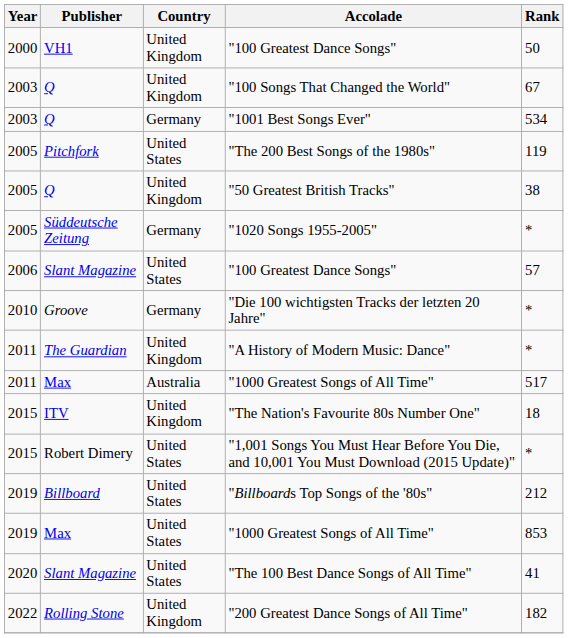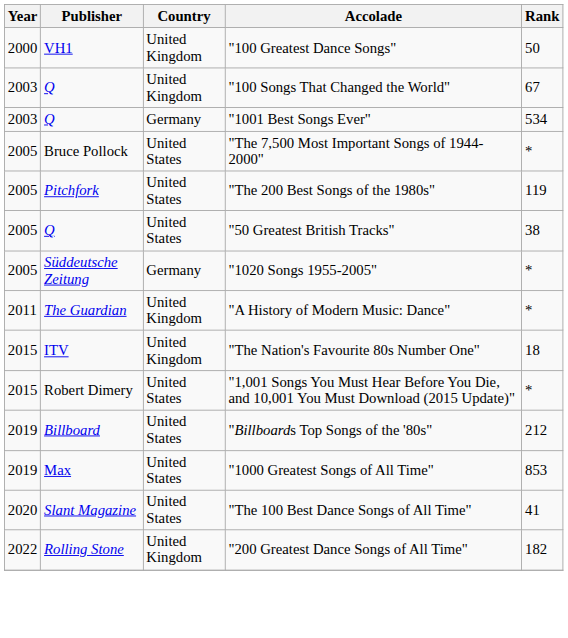+ row: (23, 150)
(174, 190) United Kingdom -> (166, 230) United States
- row: (23, 270)
- row: (23, 310)
- row: (22, 382)
